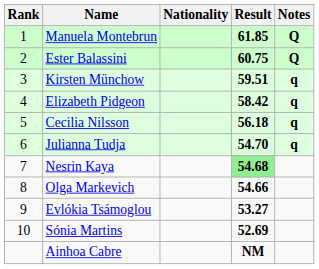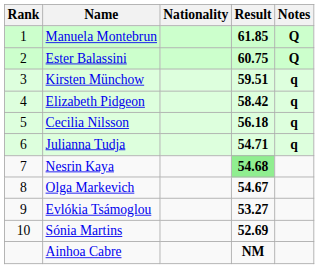(253, 144) 54.70 -> (253, 144) 54.71
(253, 187) 54.66 -> (253, 187) 54.67
